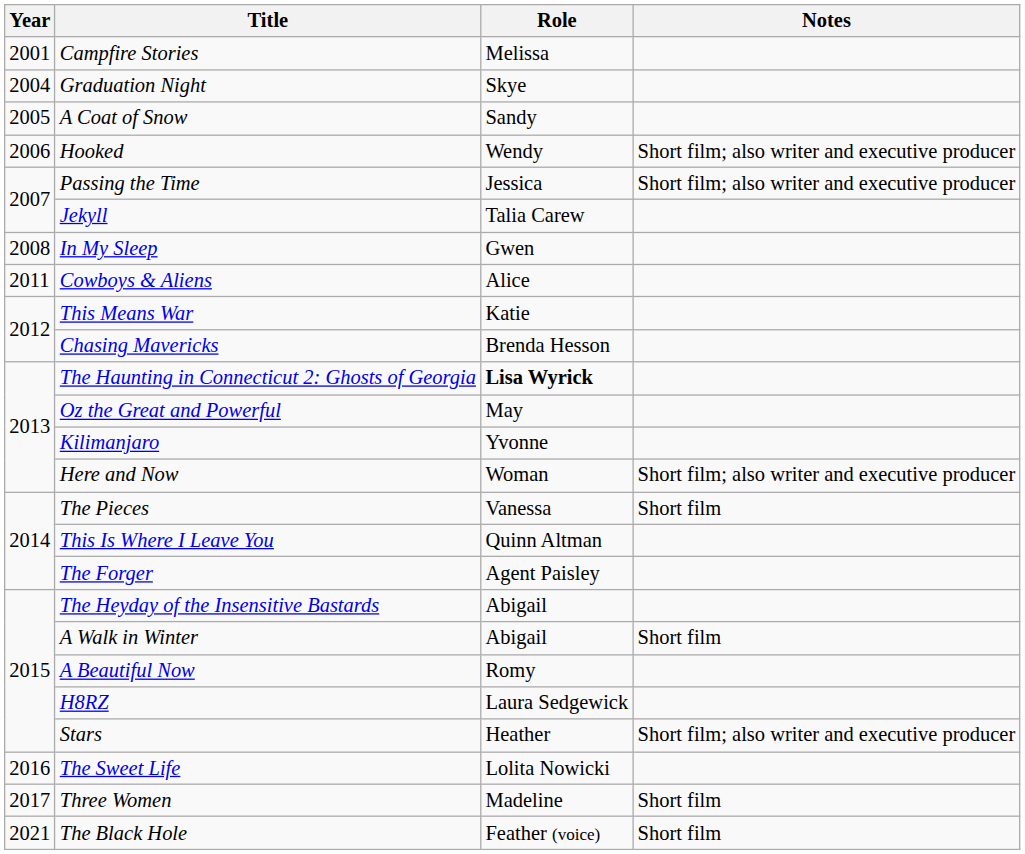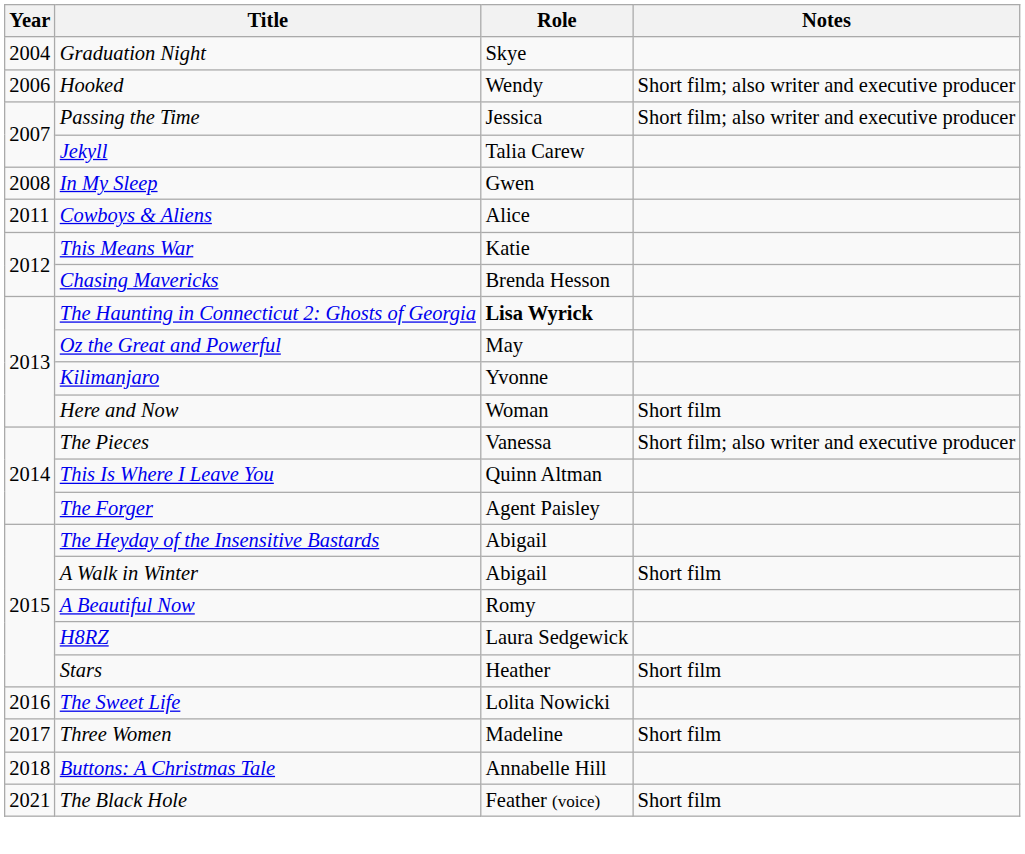- row: (129, 53)
- row: (124, 118)
(826, 475) Short film; also writer and executive producer -> (679, 410) Short film
(679, 507) Short film -> (826, 442) Short film; also writer and executive producer
(826, 735) Short film; also writer and executive producer -> (679, 670) Short film
+ row: (167, 767)
